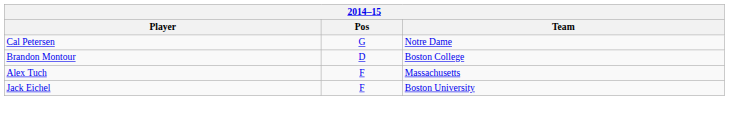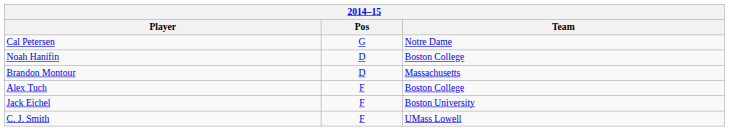+ row: (33, 57)
(434, 57) Boston College -> (432, 73) Massachusetts
(432, 73) Massachusetts -> (434, 88) Boston College
+ row: (28, 118)
